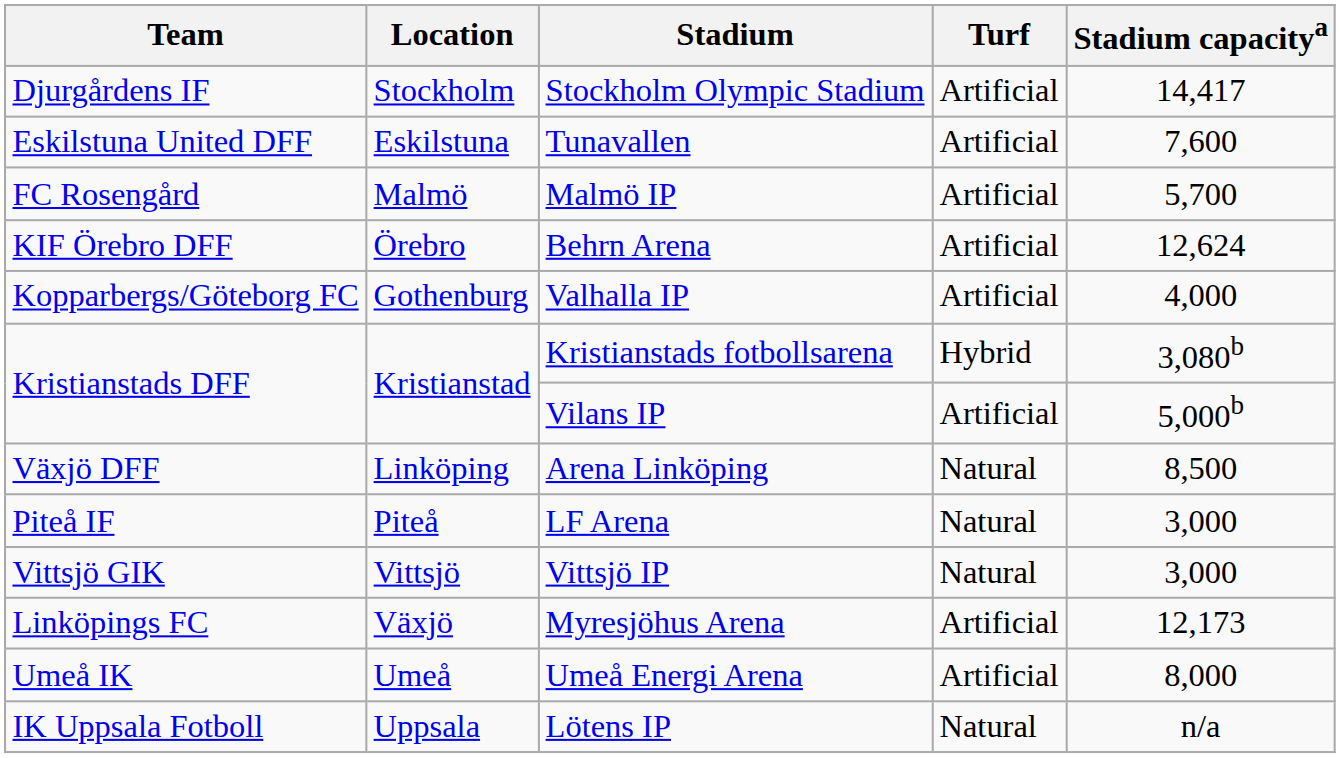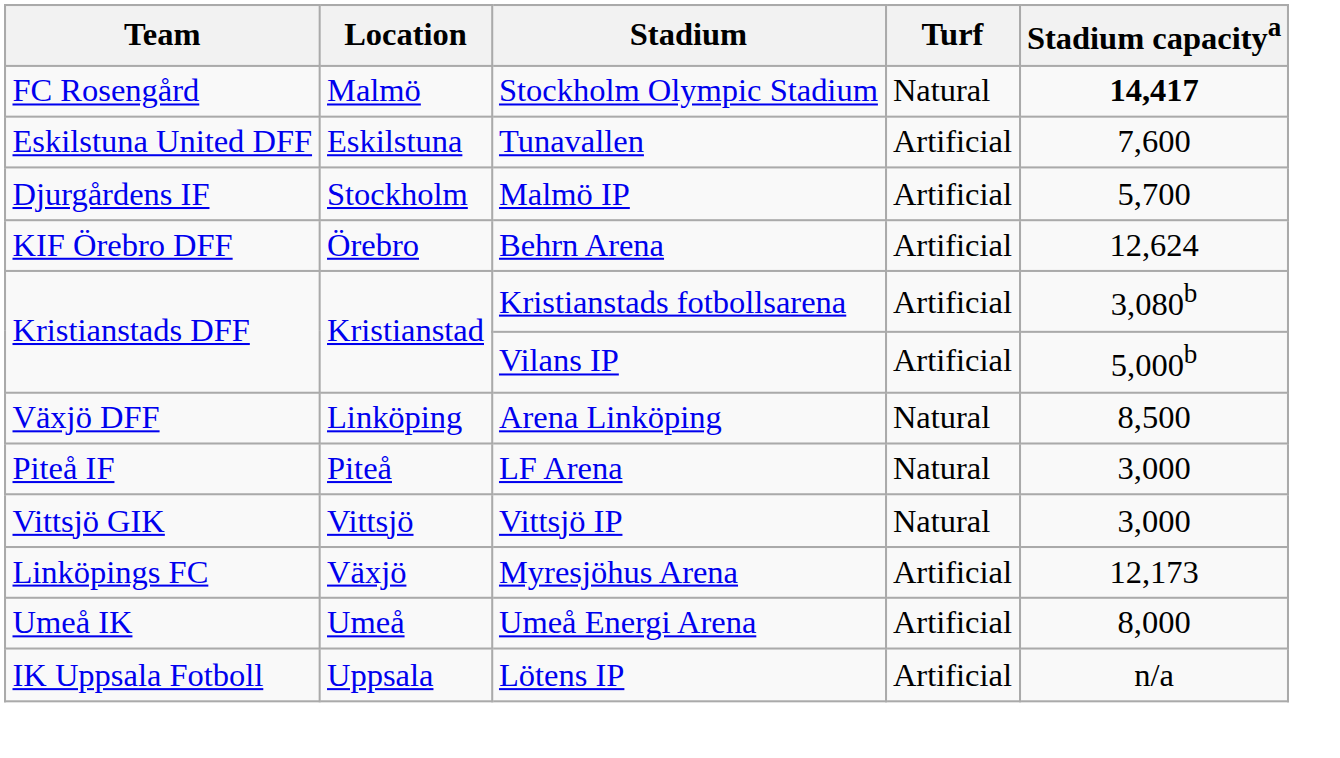(111, 90) Djurgårdens IF -> (106, 90) FC Rosengård
(444, 90) Stockholm -> (374, 90) Malmö
(999, 90) Artificial -> (942, 90) Natural
(1201, 90) normal -> (1154, 90) bold
(106, 193) FC Rosengård -> (111, 193) Djurgårdens IF
(421, 193) Malmö -> (397, 193) Stockholm
- row: (617, 296)
(985, 352) Hybrid -> (952, 300) Artificial
(988, 726) Natural -> (952, 674) Artificial
